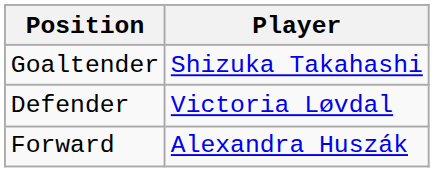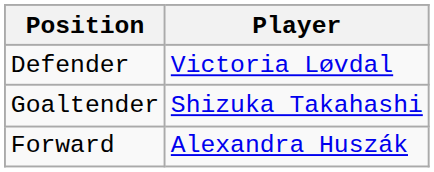rows swapped: (85, 65) <-> (70, 106)
